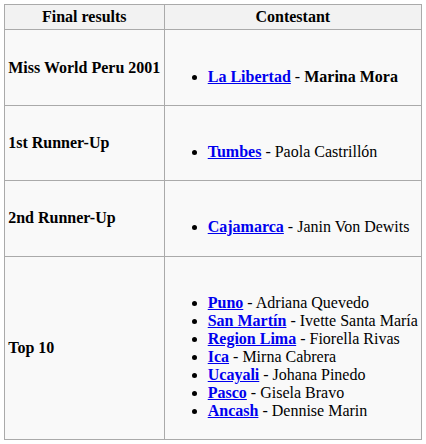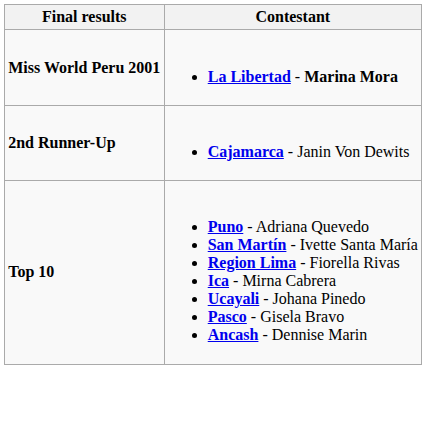- row: (59, 142)
